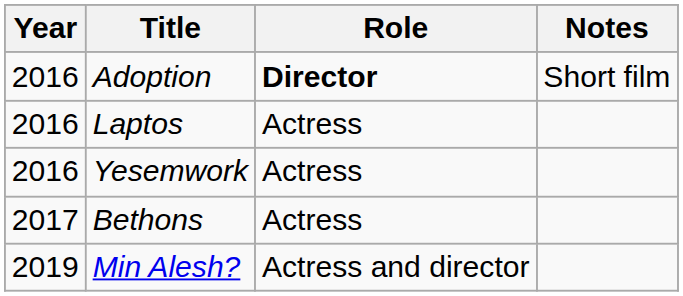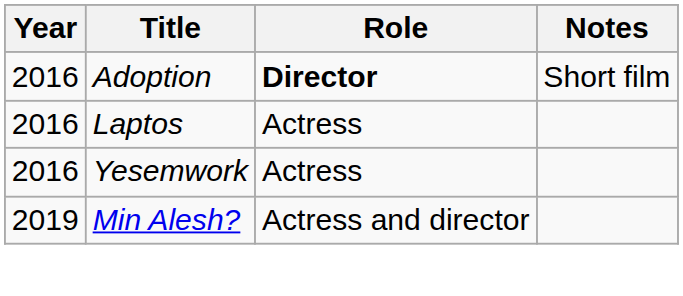- row: (148, 219)
